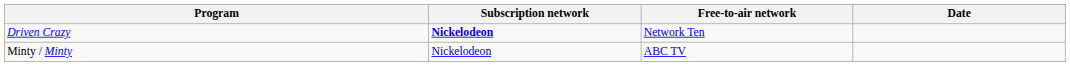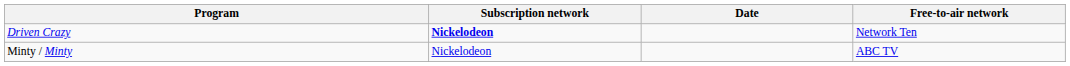columns swapped: (747, 13) <-> (959, 13)
